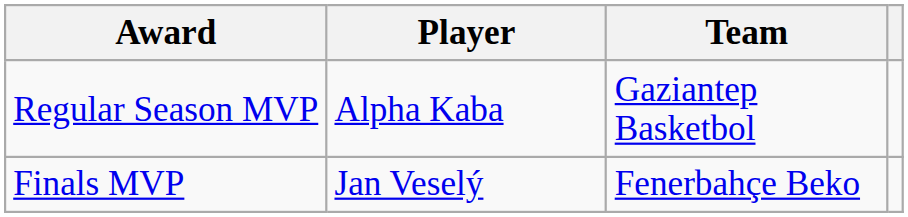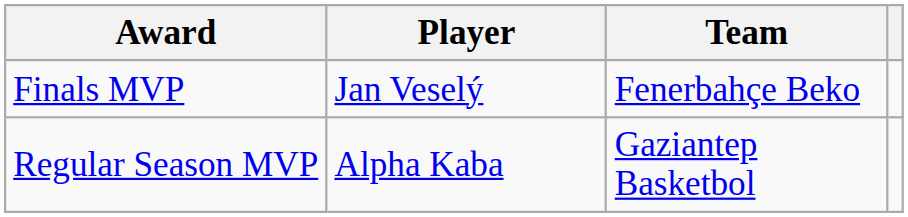rows swapped: (166, 108) <-> (99, 183)
